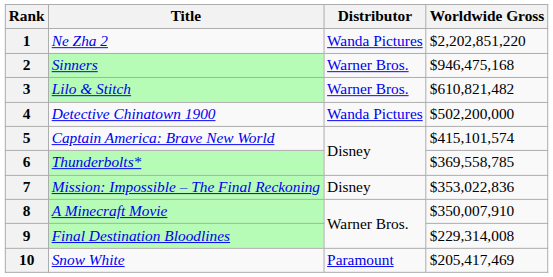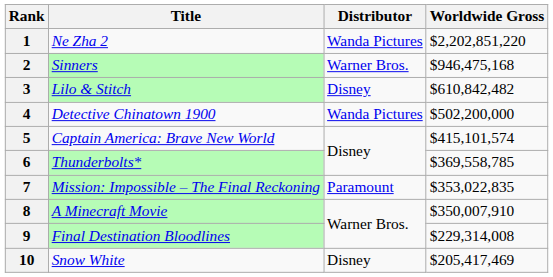(368, 89) Warner Bros. -> (349, 89) Disney
(472, 89) $610,821,482 -> (472, 89) $610,842,482
(349, 187) Disney -> (360, 187) Paramount
(472, 187) $353,022,836 -> (472, 187) $353,022,835
(360, 260) Paramount -> (349, 260) Disney
